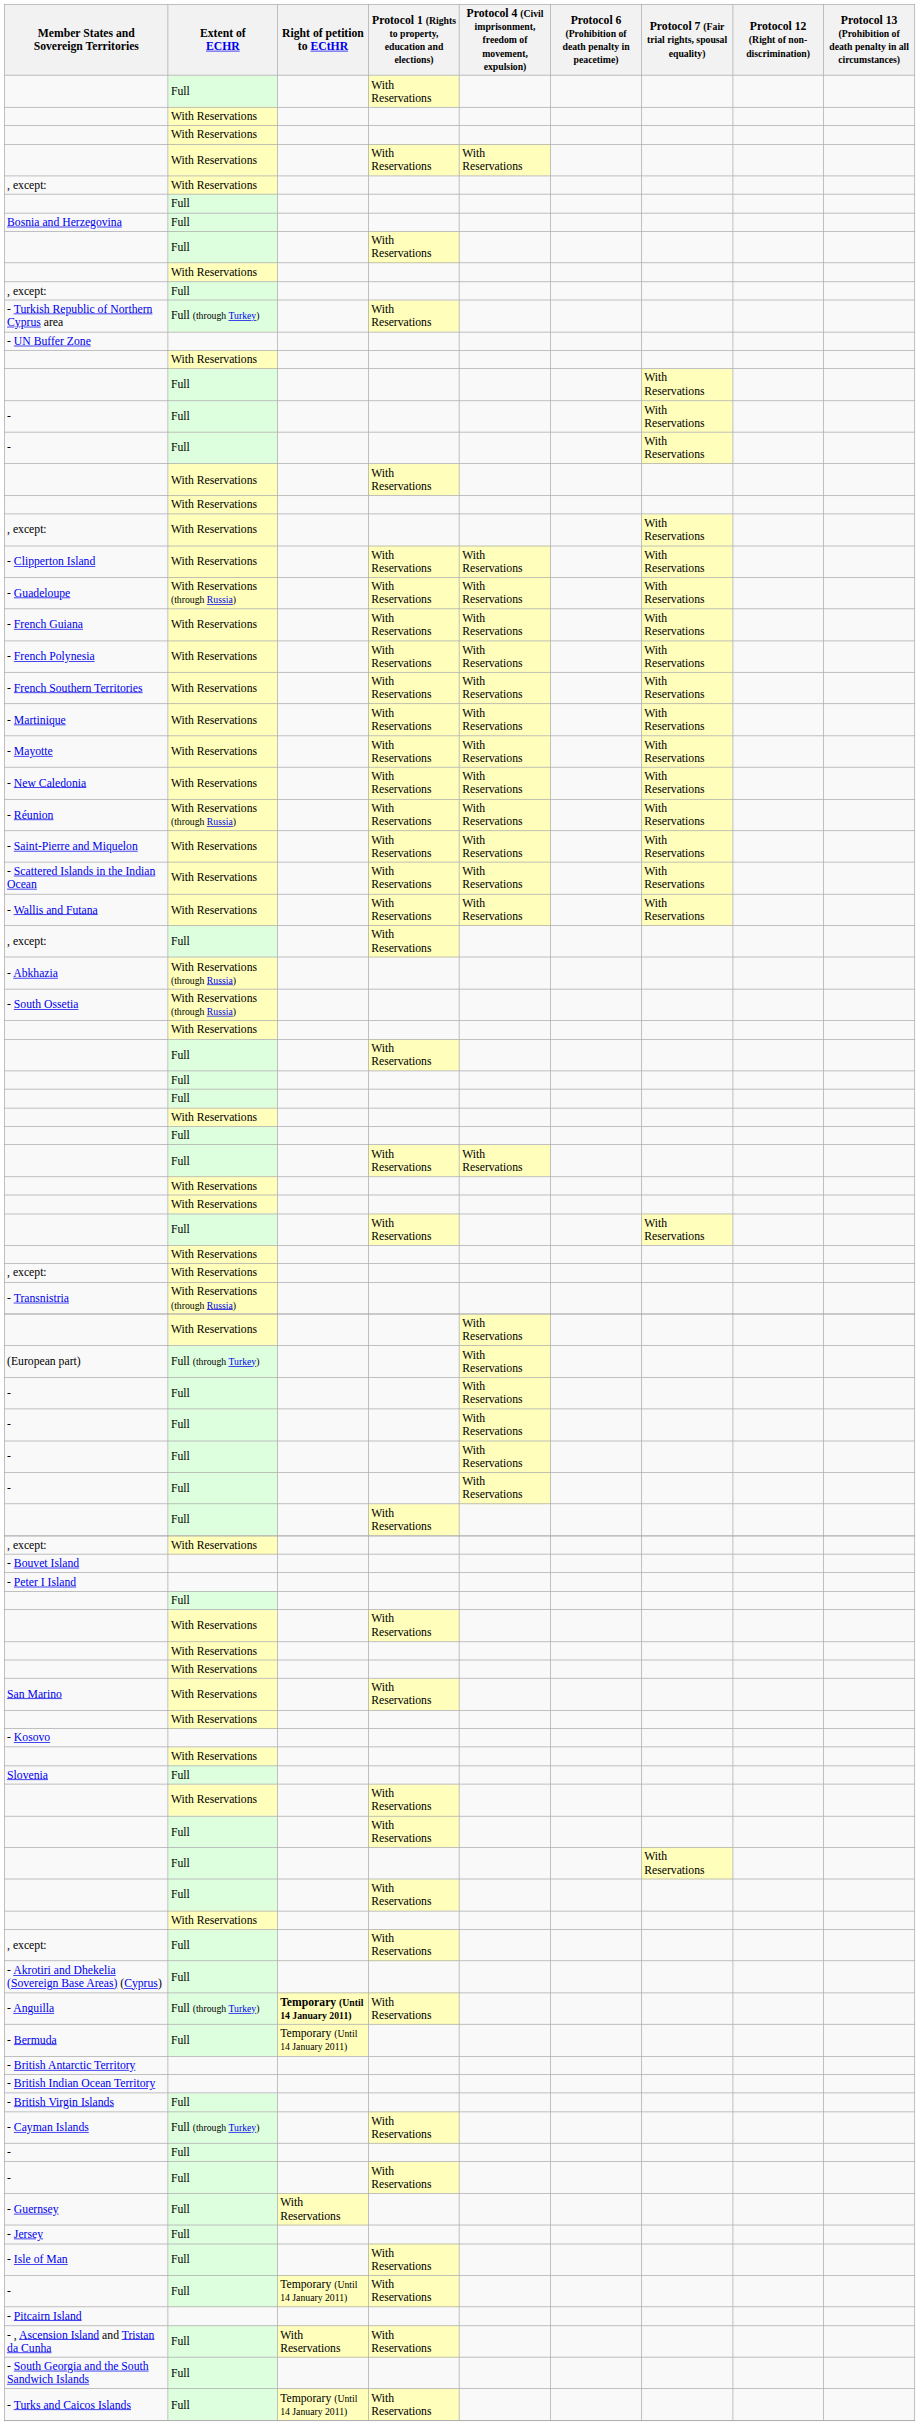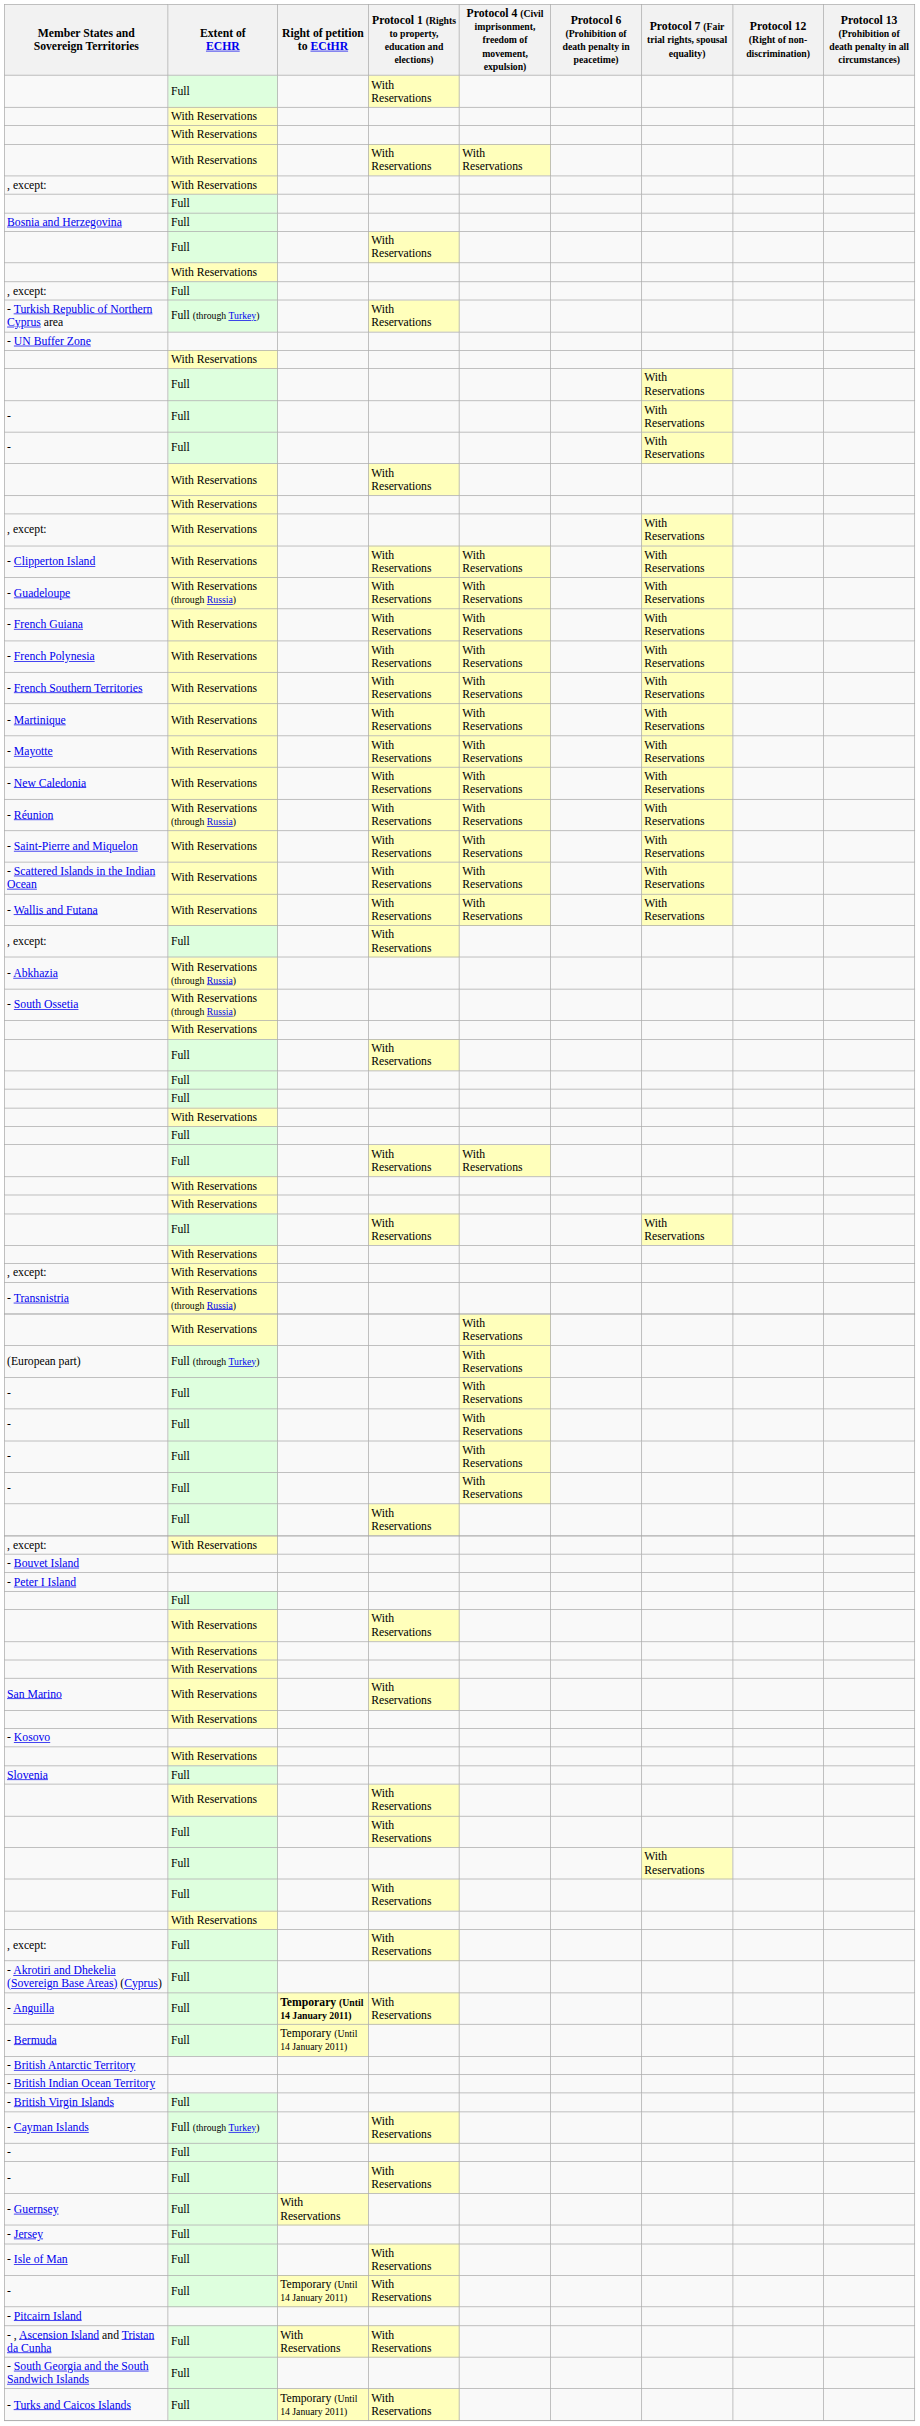(215, 2008) Full (through Turkey) -> (180, 2008) Full
